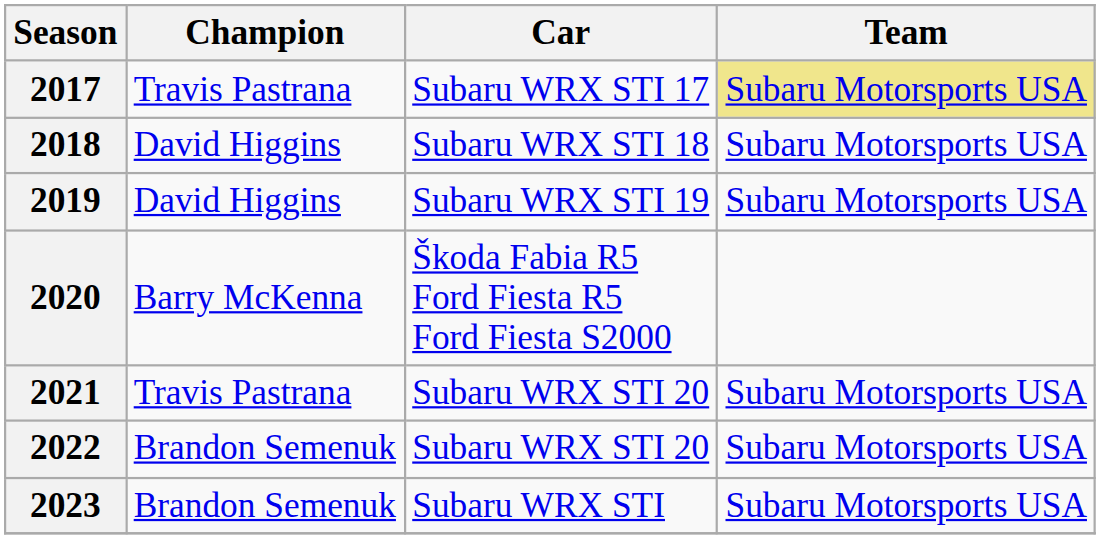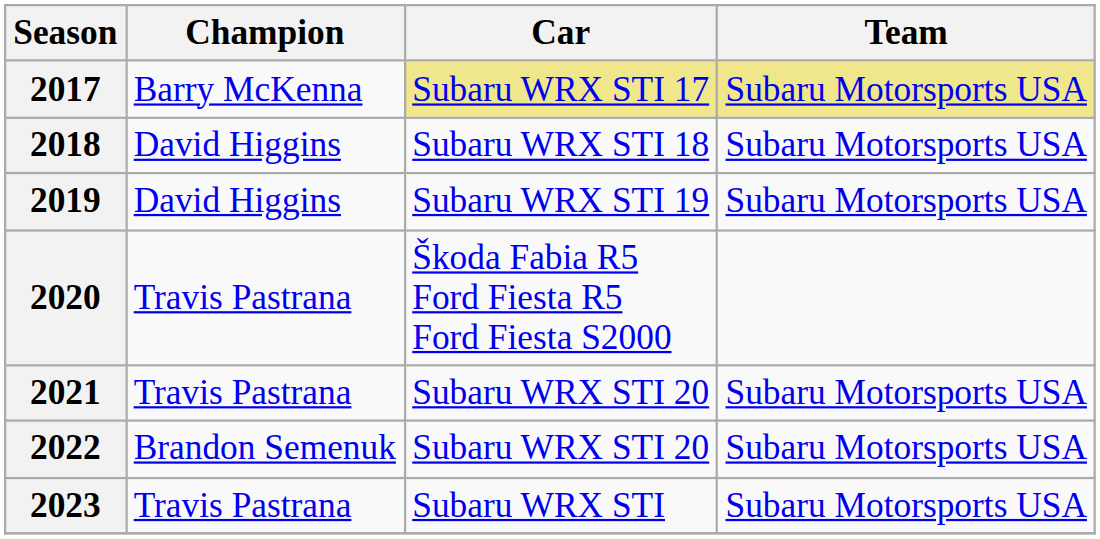(243, 88) Travis Pastrana -> (248, 88) Barry McKenna
(561, 88) no background -> (561, 88) khaki background
(248, 296) Barry McKenna -> (243, 296) Travis Pastrana
(265, 504) Brandon Semenuk -> (243, 504) Travis Pastrana
